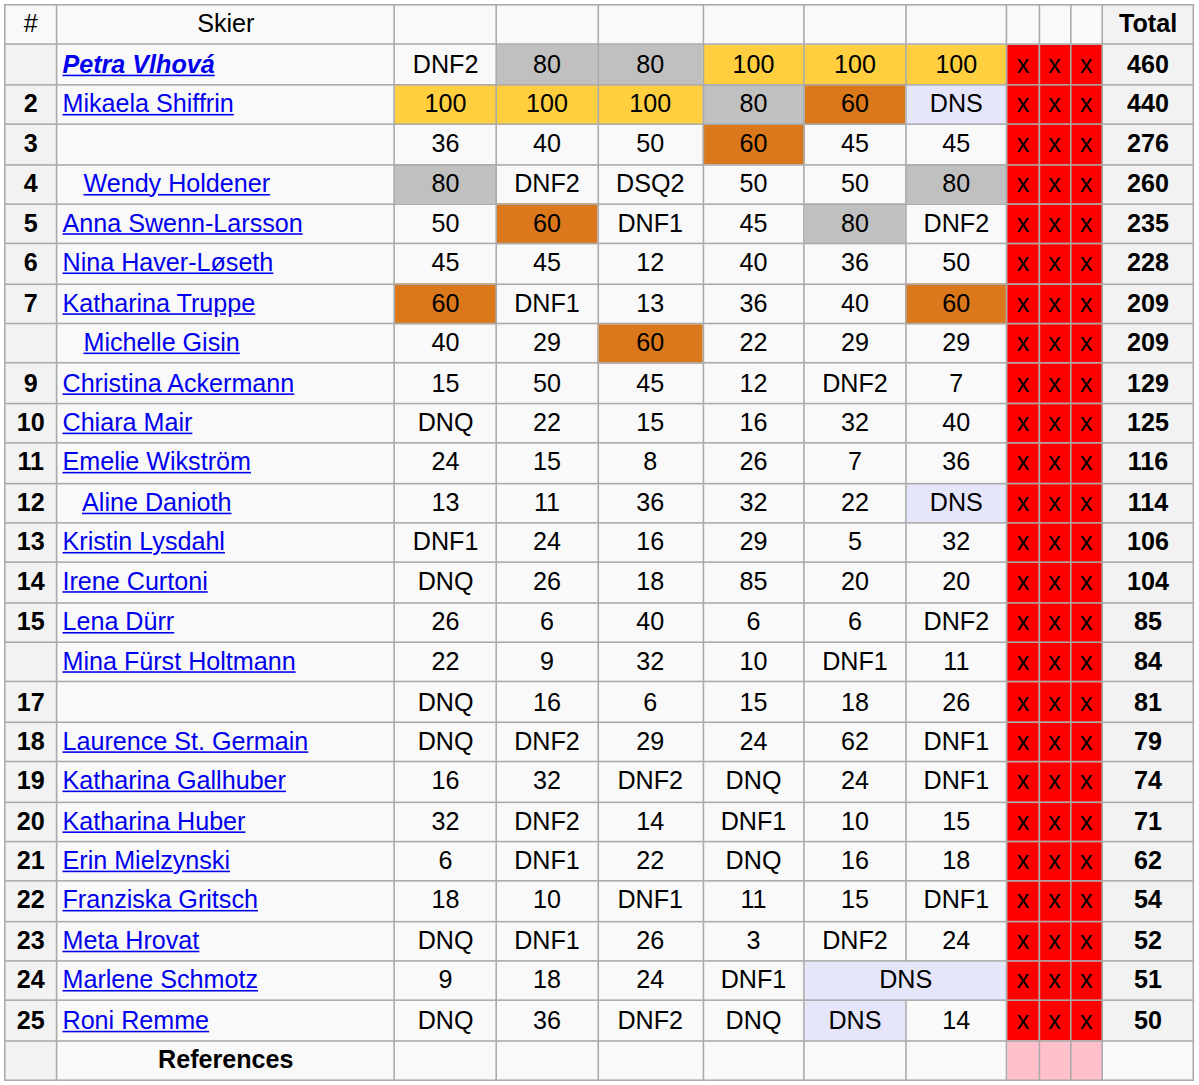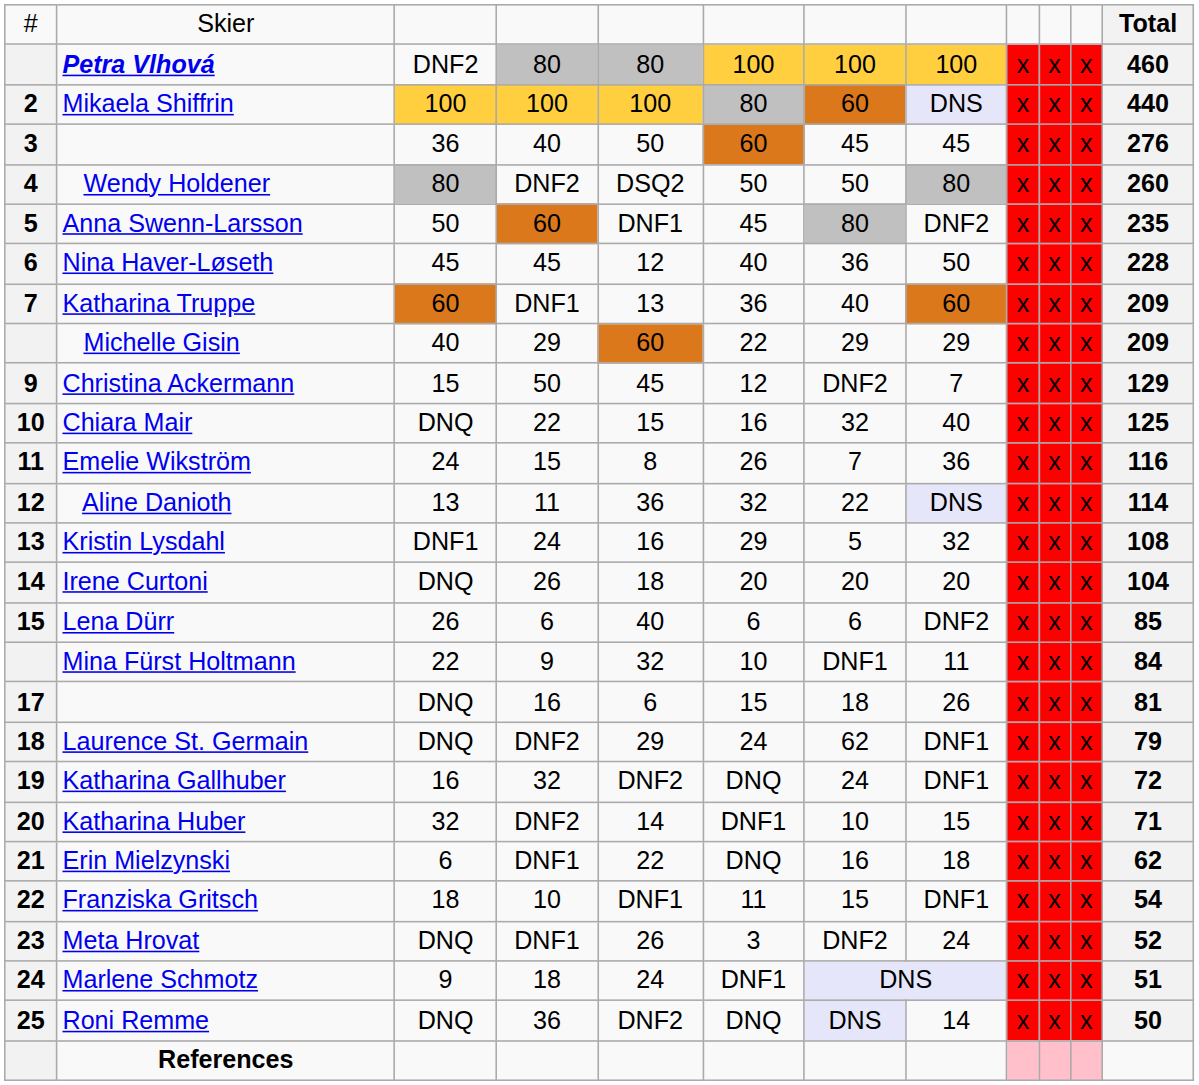(1148, 542) 106 -> (1148, 542) 108
(754, 582) 85 -> (754, 582) 20
(1148, 781) 74 -> (1148, 781) 72
